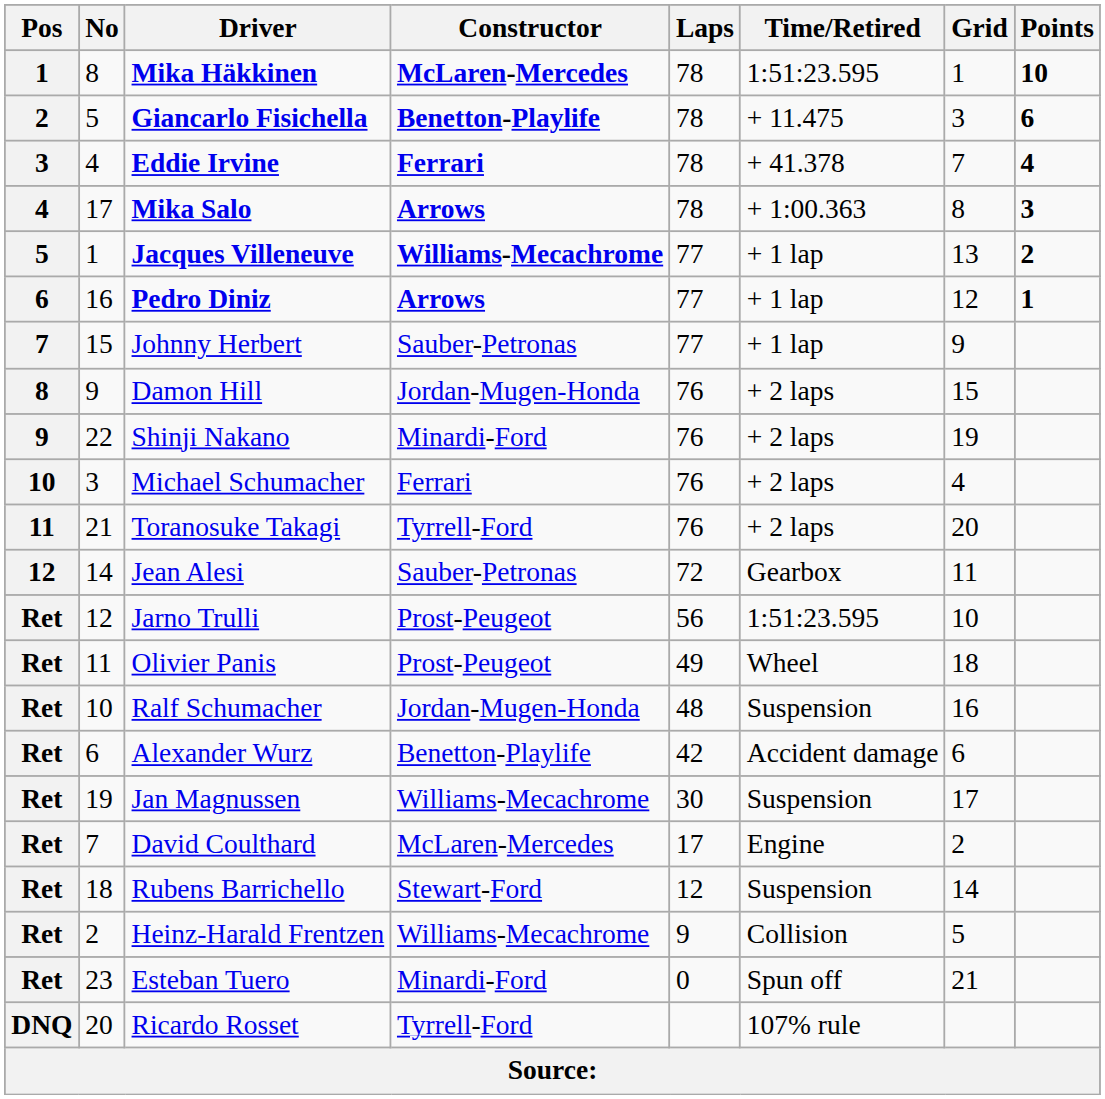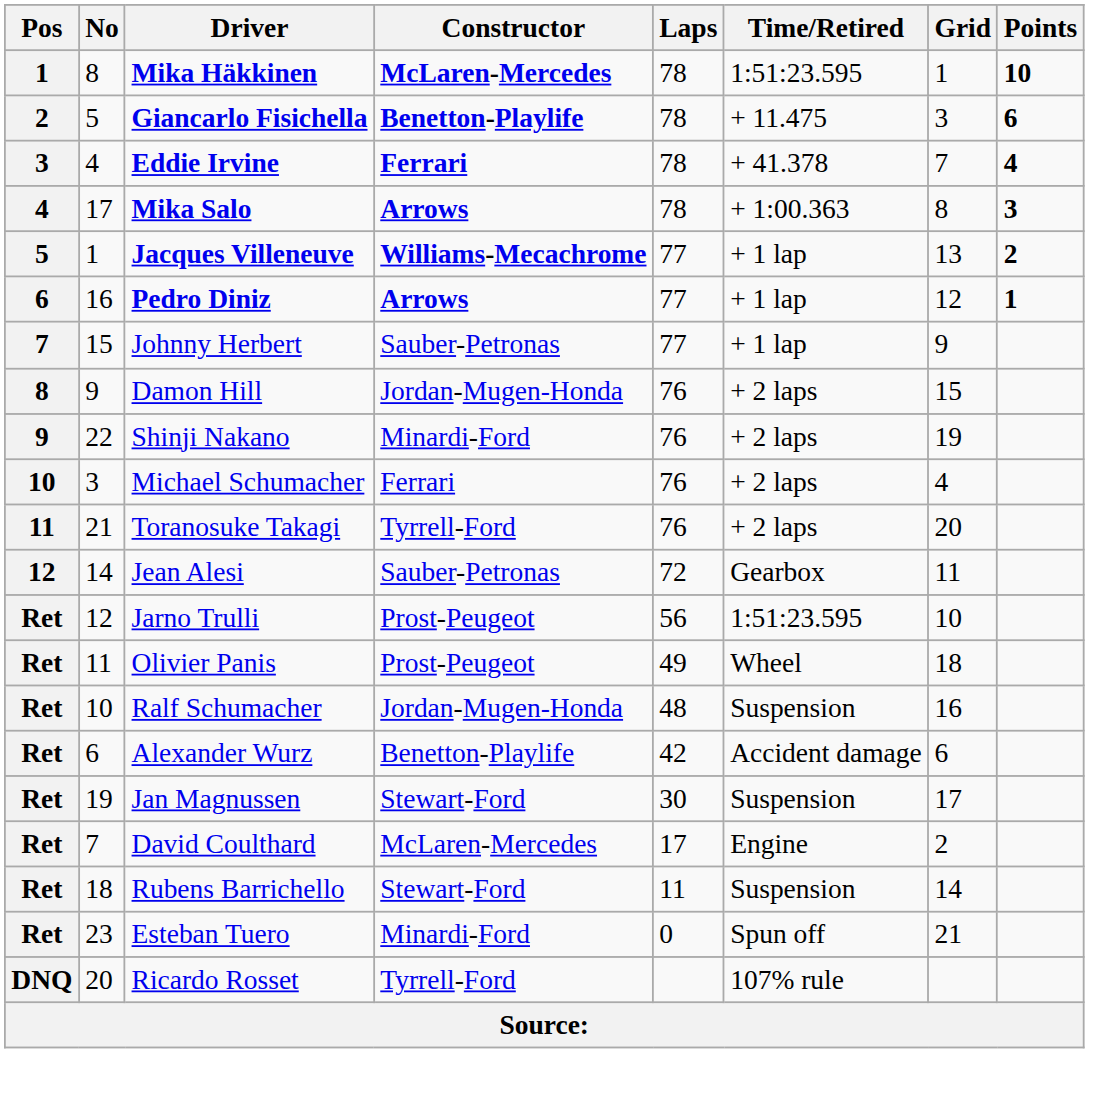(523, 798) Williams-Mecachrome -> (453, 798) Stewart-Ford
(690, 889) 12 -> (673, 889) 11
- row: (258, 934)
